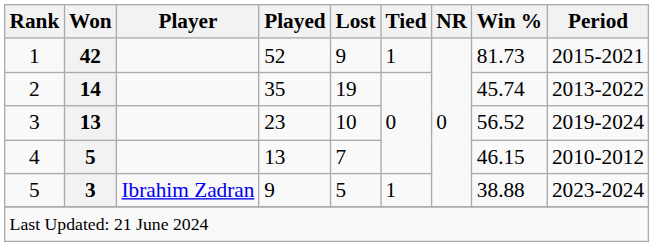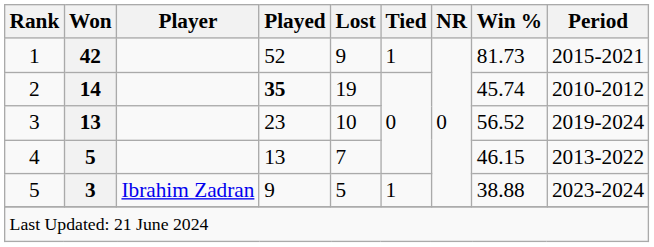(275, 88) normal -> (275, 88) bold
(598, 88) 2013-2022 -> (598, 88) 2010-2012
(598, 156) 2010-2012 -> (598, 156) 2013-2022
